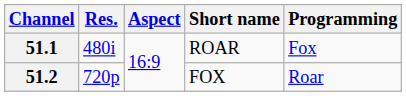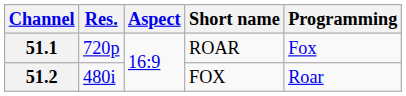(99, 47) 480i -> (101, 47) 720p
(101, 76) 720p -> (99, 76) 480i
